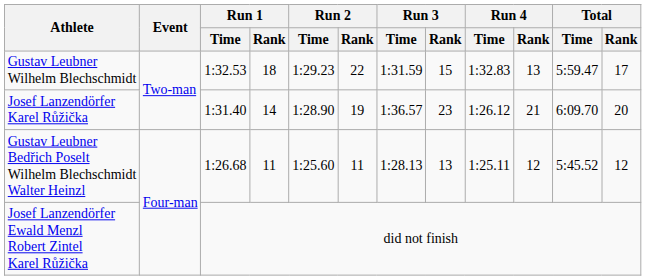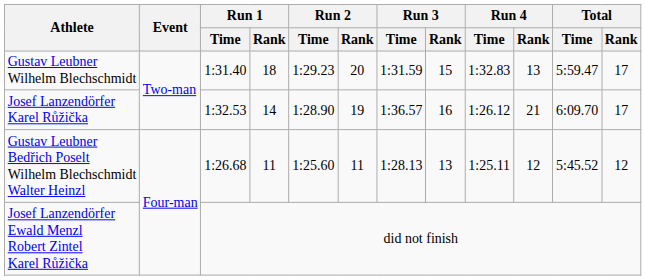(225, 70) 1:32.53 -> (225, 70) 1:31.40
(357, 70) 22 -> (357, 70) 20
(225, 110) 1:31.40 -> (225, 110) 1:32.53
(445, 110) 23 -> (445, 110) 16
(621, 110) 20 -> (621, 110) 17
